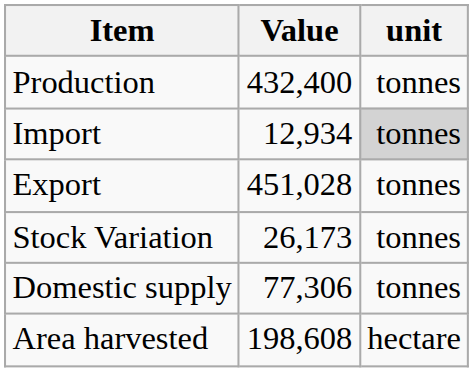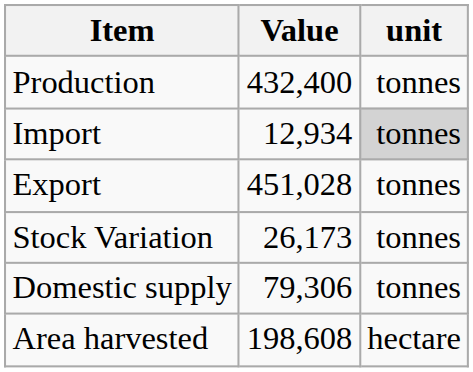(308, 287) 77,306 -> (308, 287) 79,306
